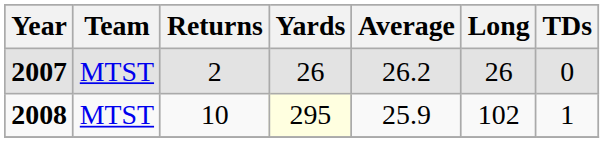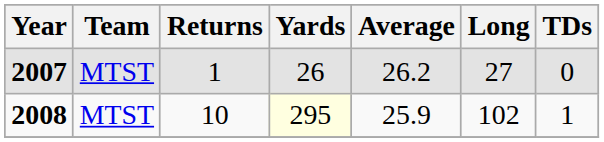(215, 70) 2 -> (215, 70) 1
(499, 70) 26 -> (499, 70) 27
